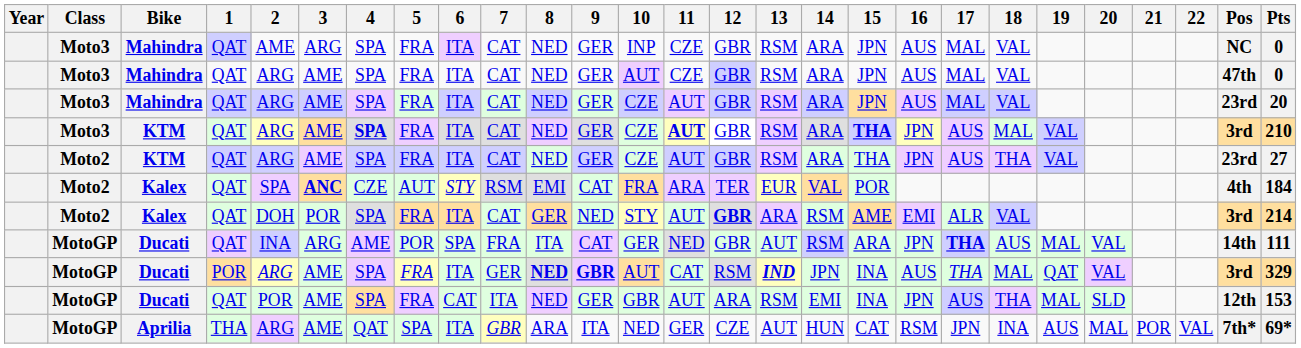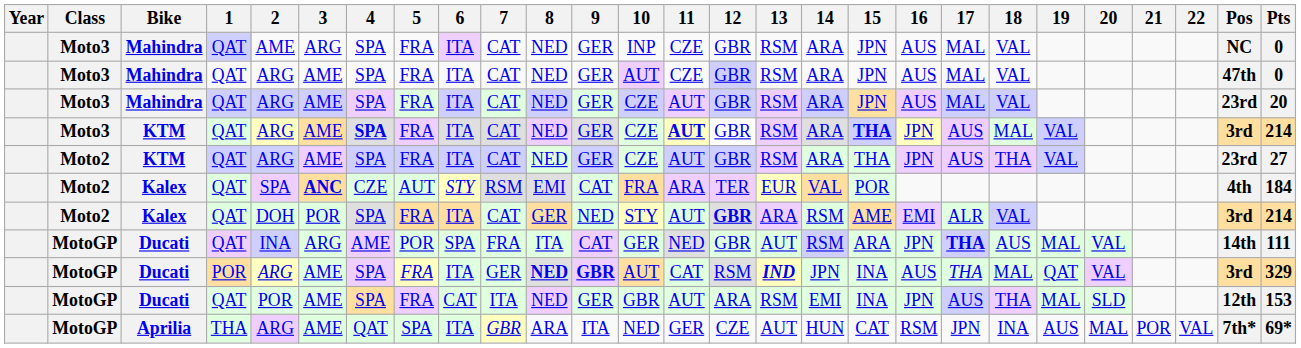(1279, 131) 210 -> (1279, 131) 214
